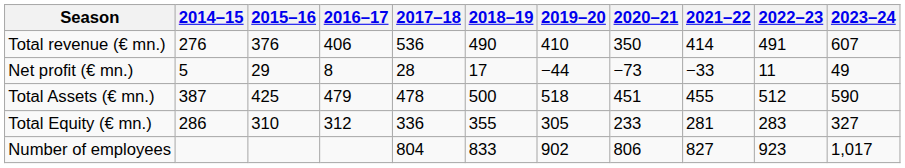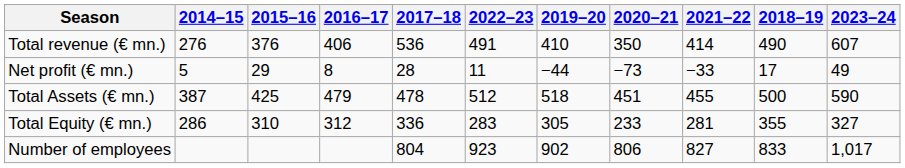columns swapped: (501, 17) <-> (791, 17)
